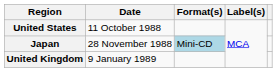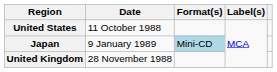(130, 43) 28 November 1988 -> (122, 43) 9 January 1989
(122, 59) 9 January 1989 -> (130, 59) 28 November 1988
